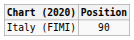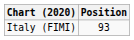(104, 28) 90 -> (104, 28) 93
